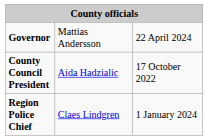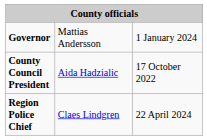(164, 37) 22 April 2024 -> (166, 37) 1 January 2024
(166, 114) 1 January 2024 -> (164, 114) 22 April 2024
